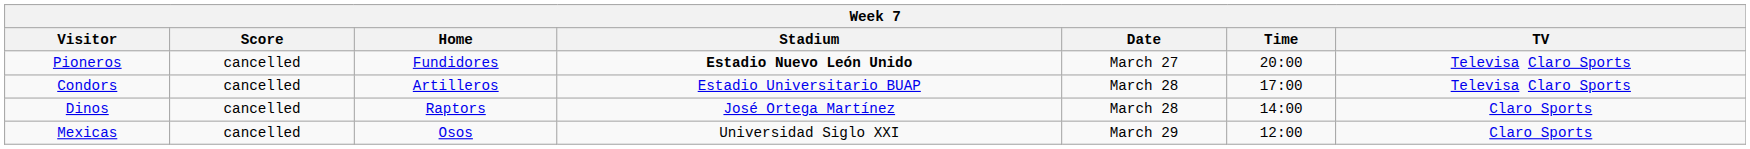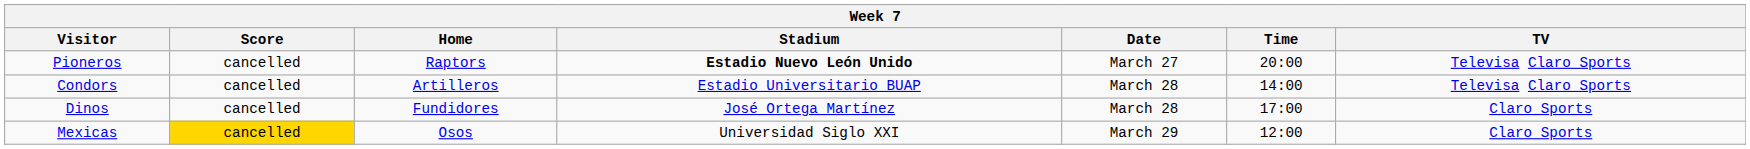(456, 63) Fundidores -> (456, 63) Raptors
(1281, 86) 17:00 -> (1281, 86) 14:00
(456, 109) Raptors -> (456, 109) Fundidores
(1281, 109) 14:00 -> (1281, 109) 17:00
(262, 133) no background -> (262, 133) gold background
